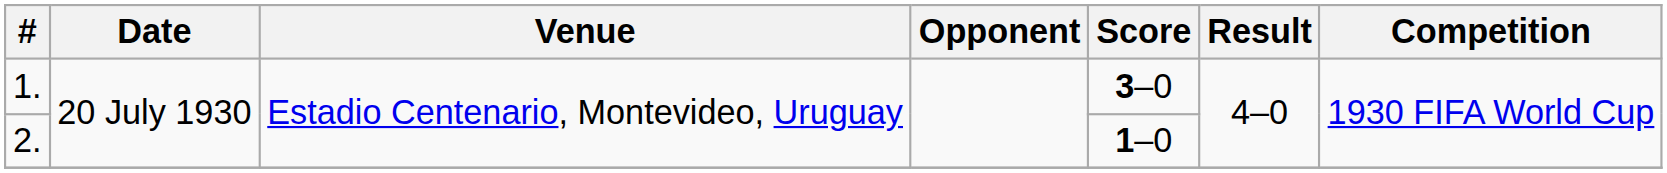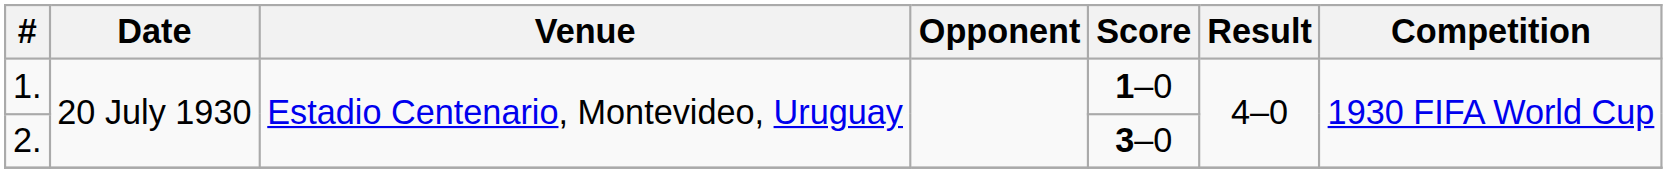(1144, 85) 3–0 -> (1144, 85) 1–0
(1144, 140) 1–0 -> (1144, 140) 3–0
